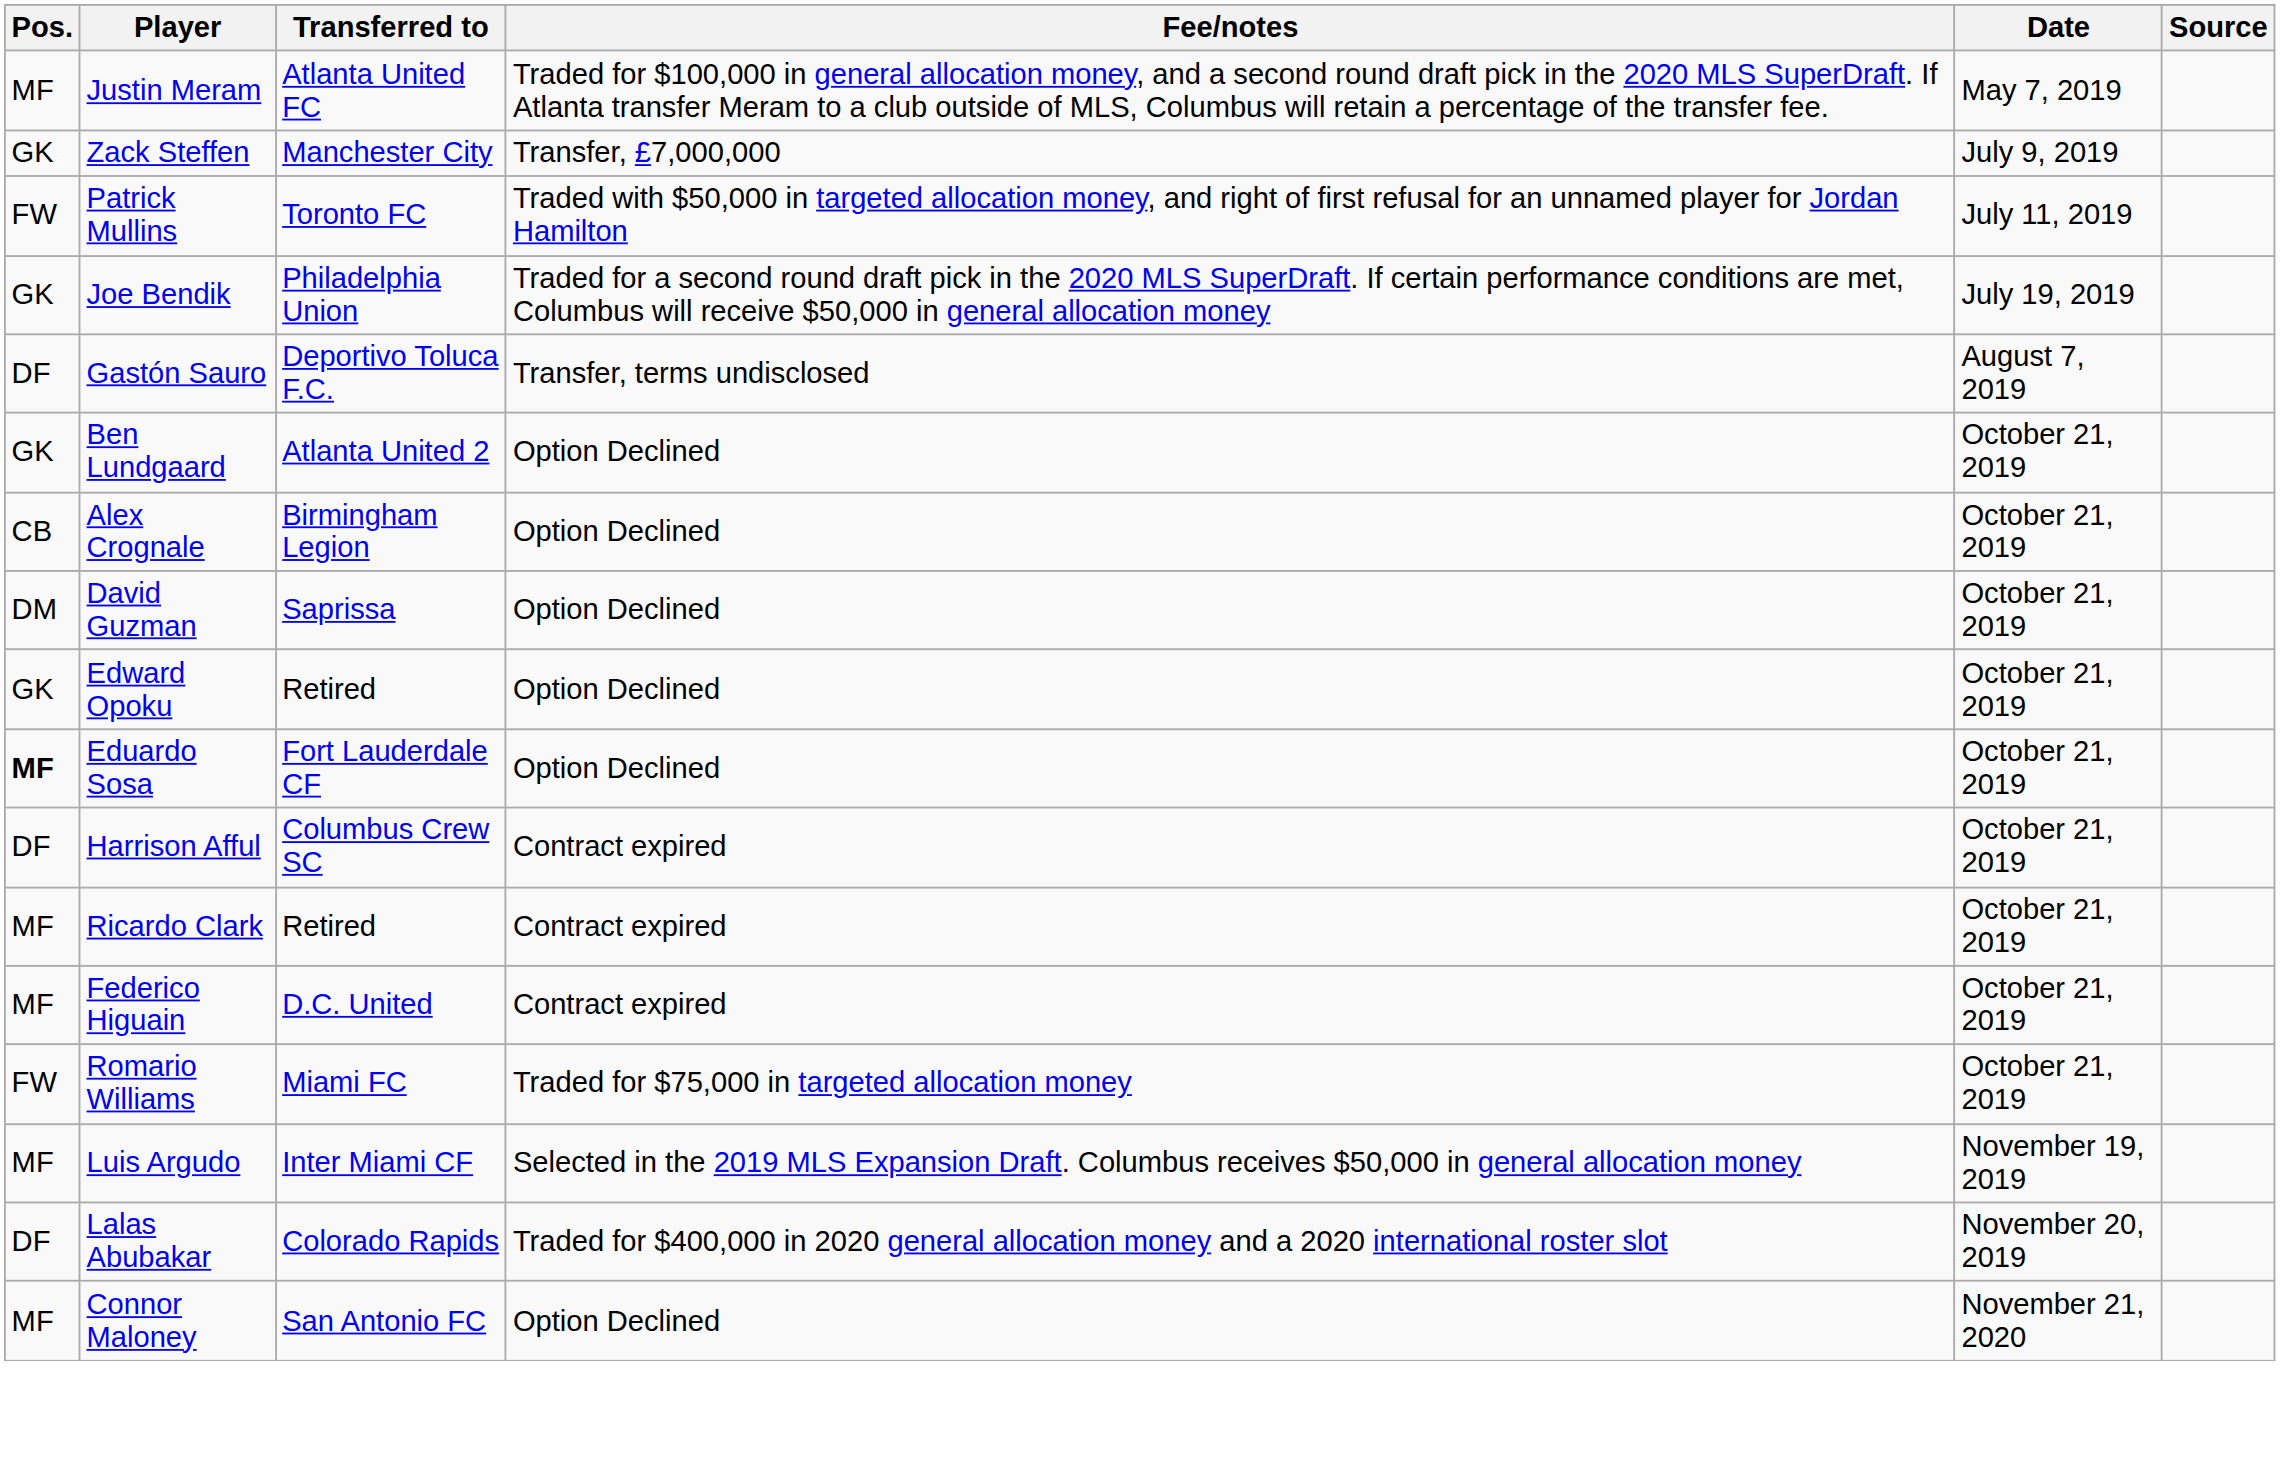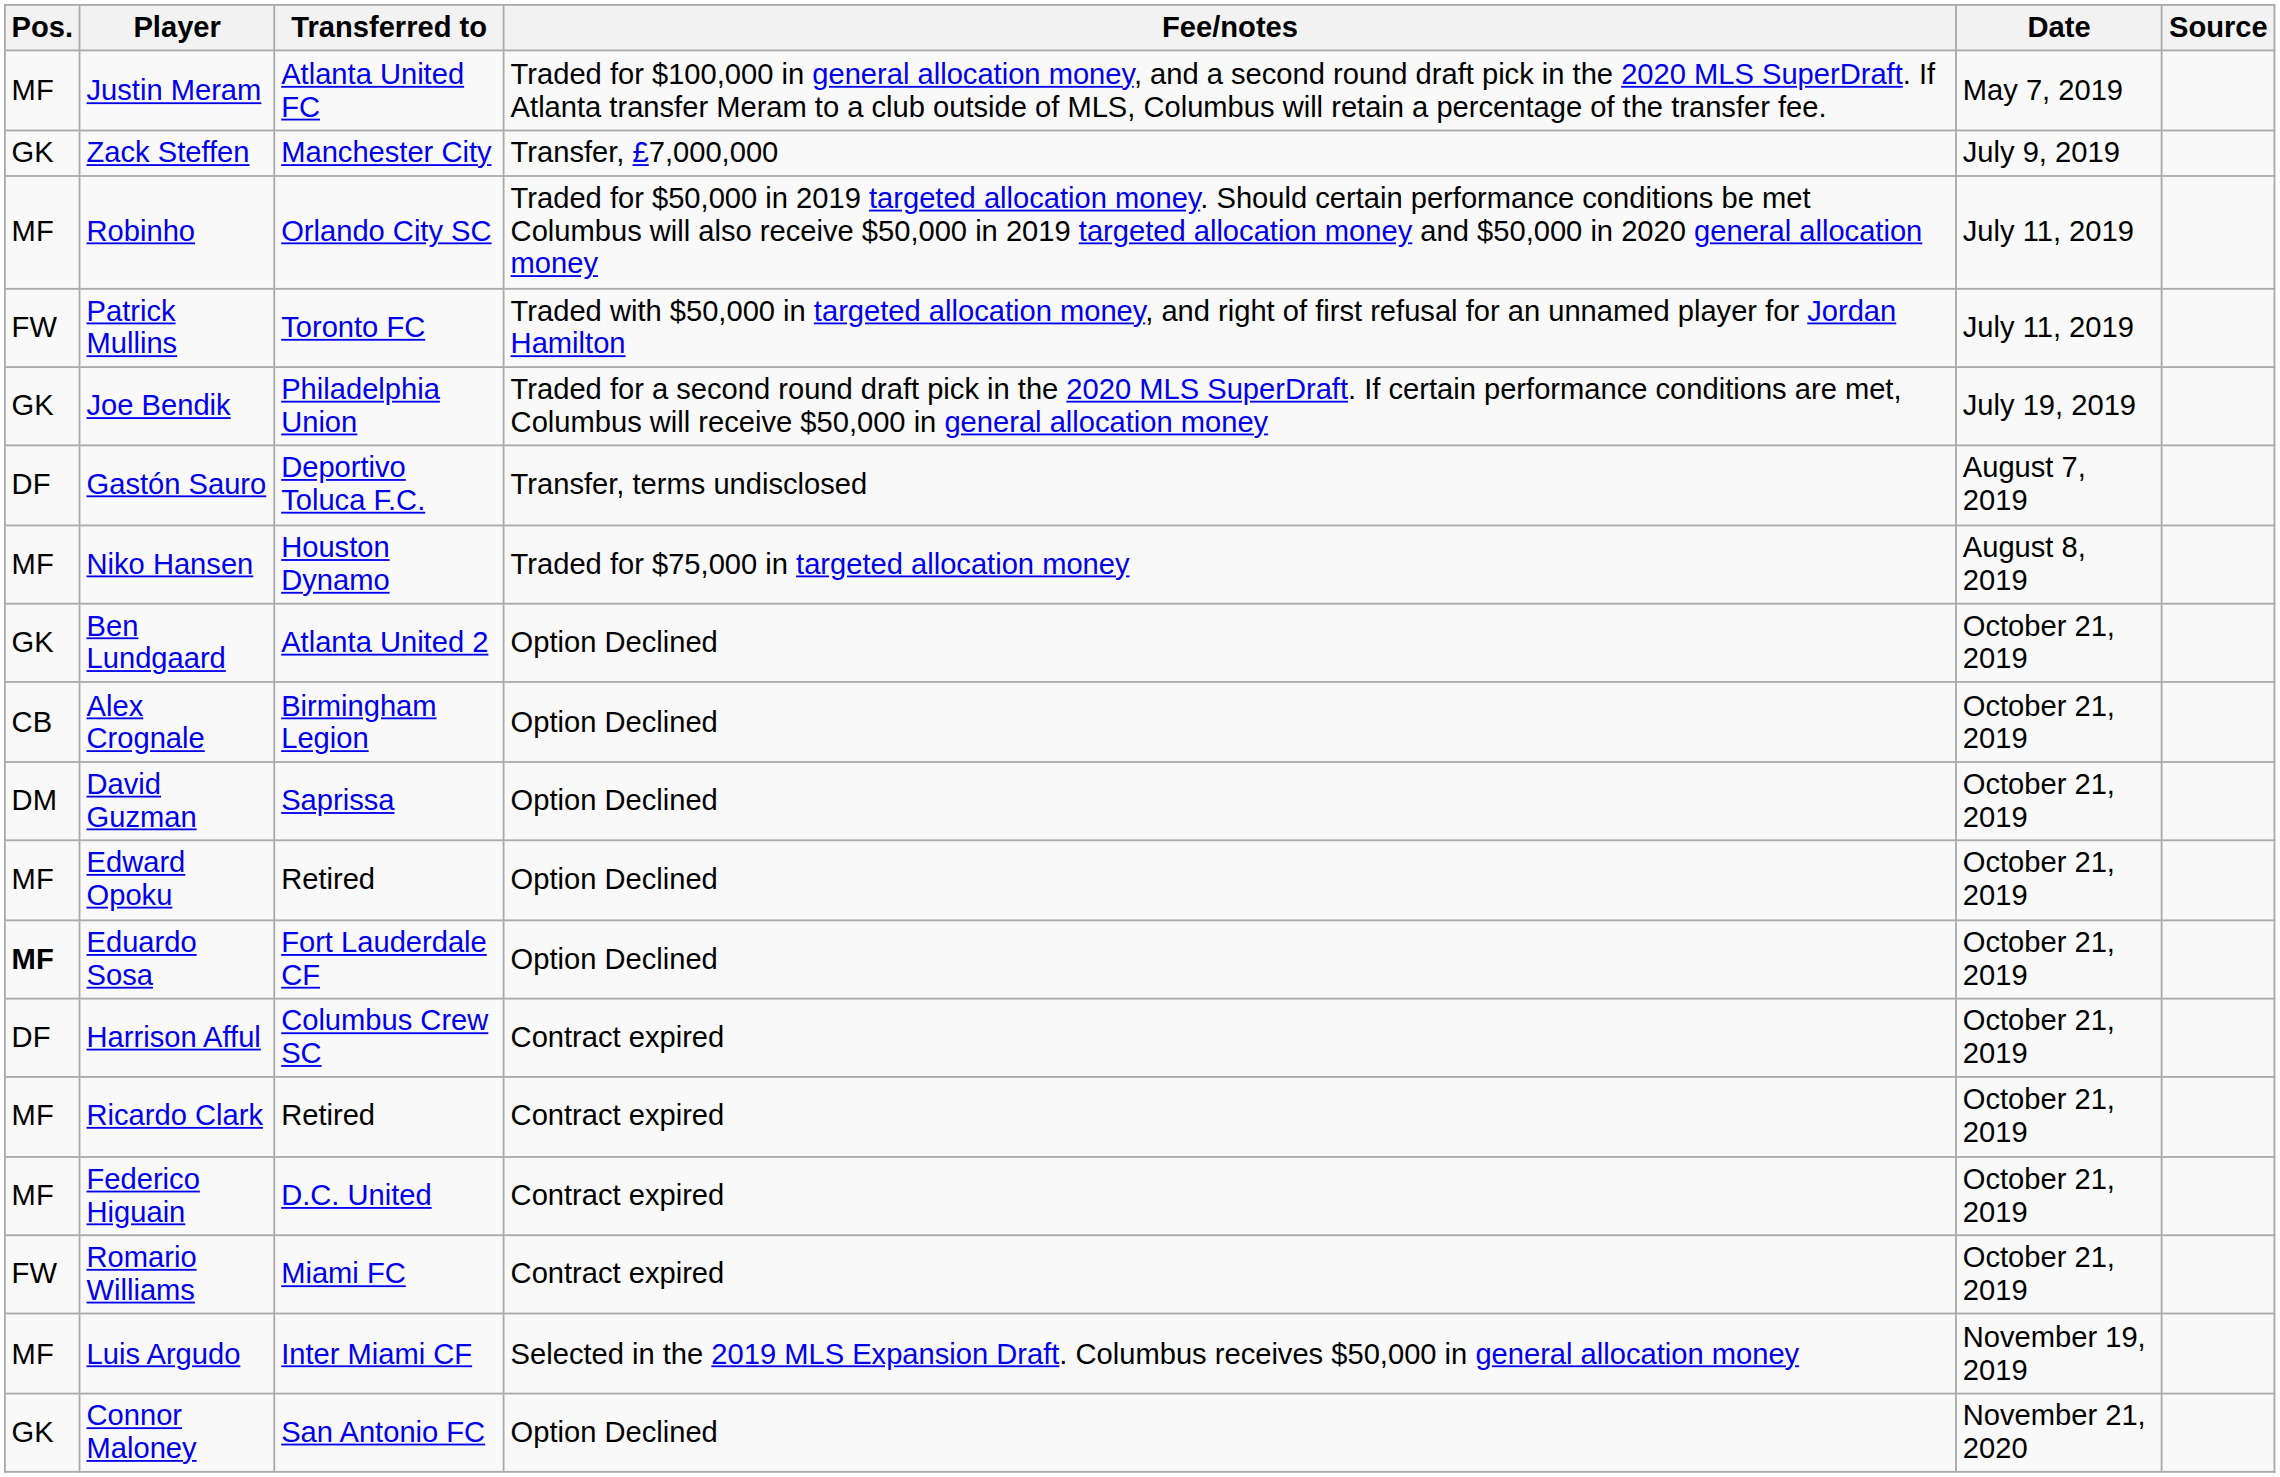+ row: (141, 231)
+ row: (170, 563)
(33, 688) GK -> (33, 879) MF
(822, 1083) Traded for $75,000 in targeted allocation money -> (617, 1274) Contract expired
- row: (149, 1241)
(33, 1320) MF -> (33, 1432) GK
